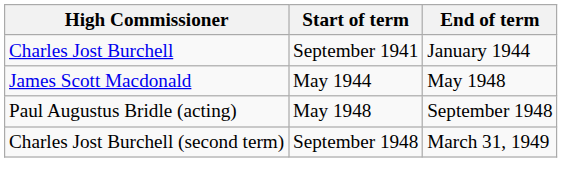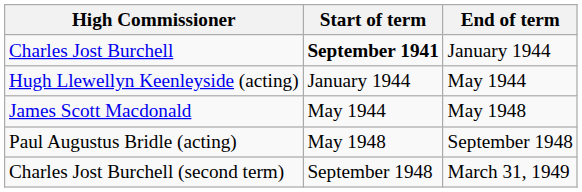(356, 50) normal -> (373, 50) bold
+ row: (154, 80)
